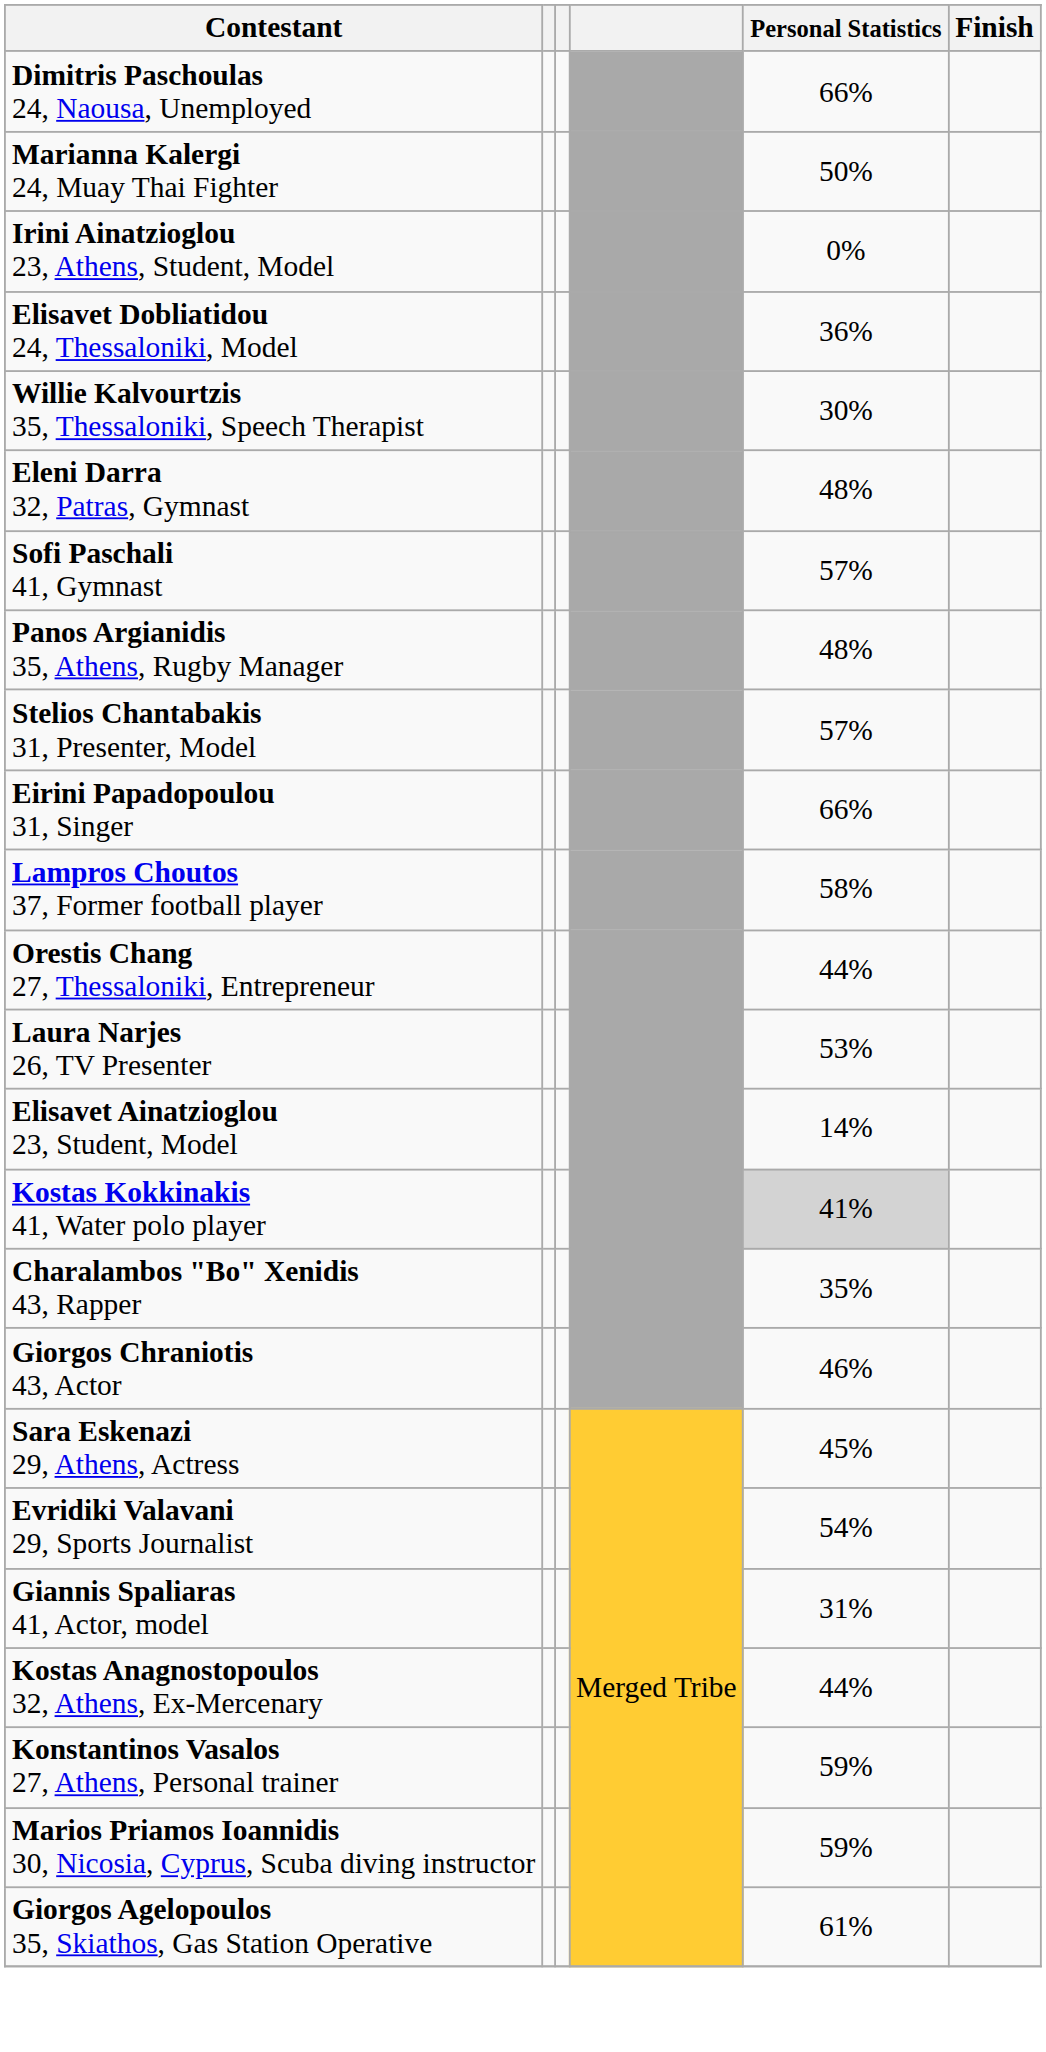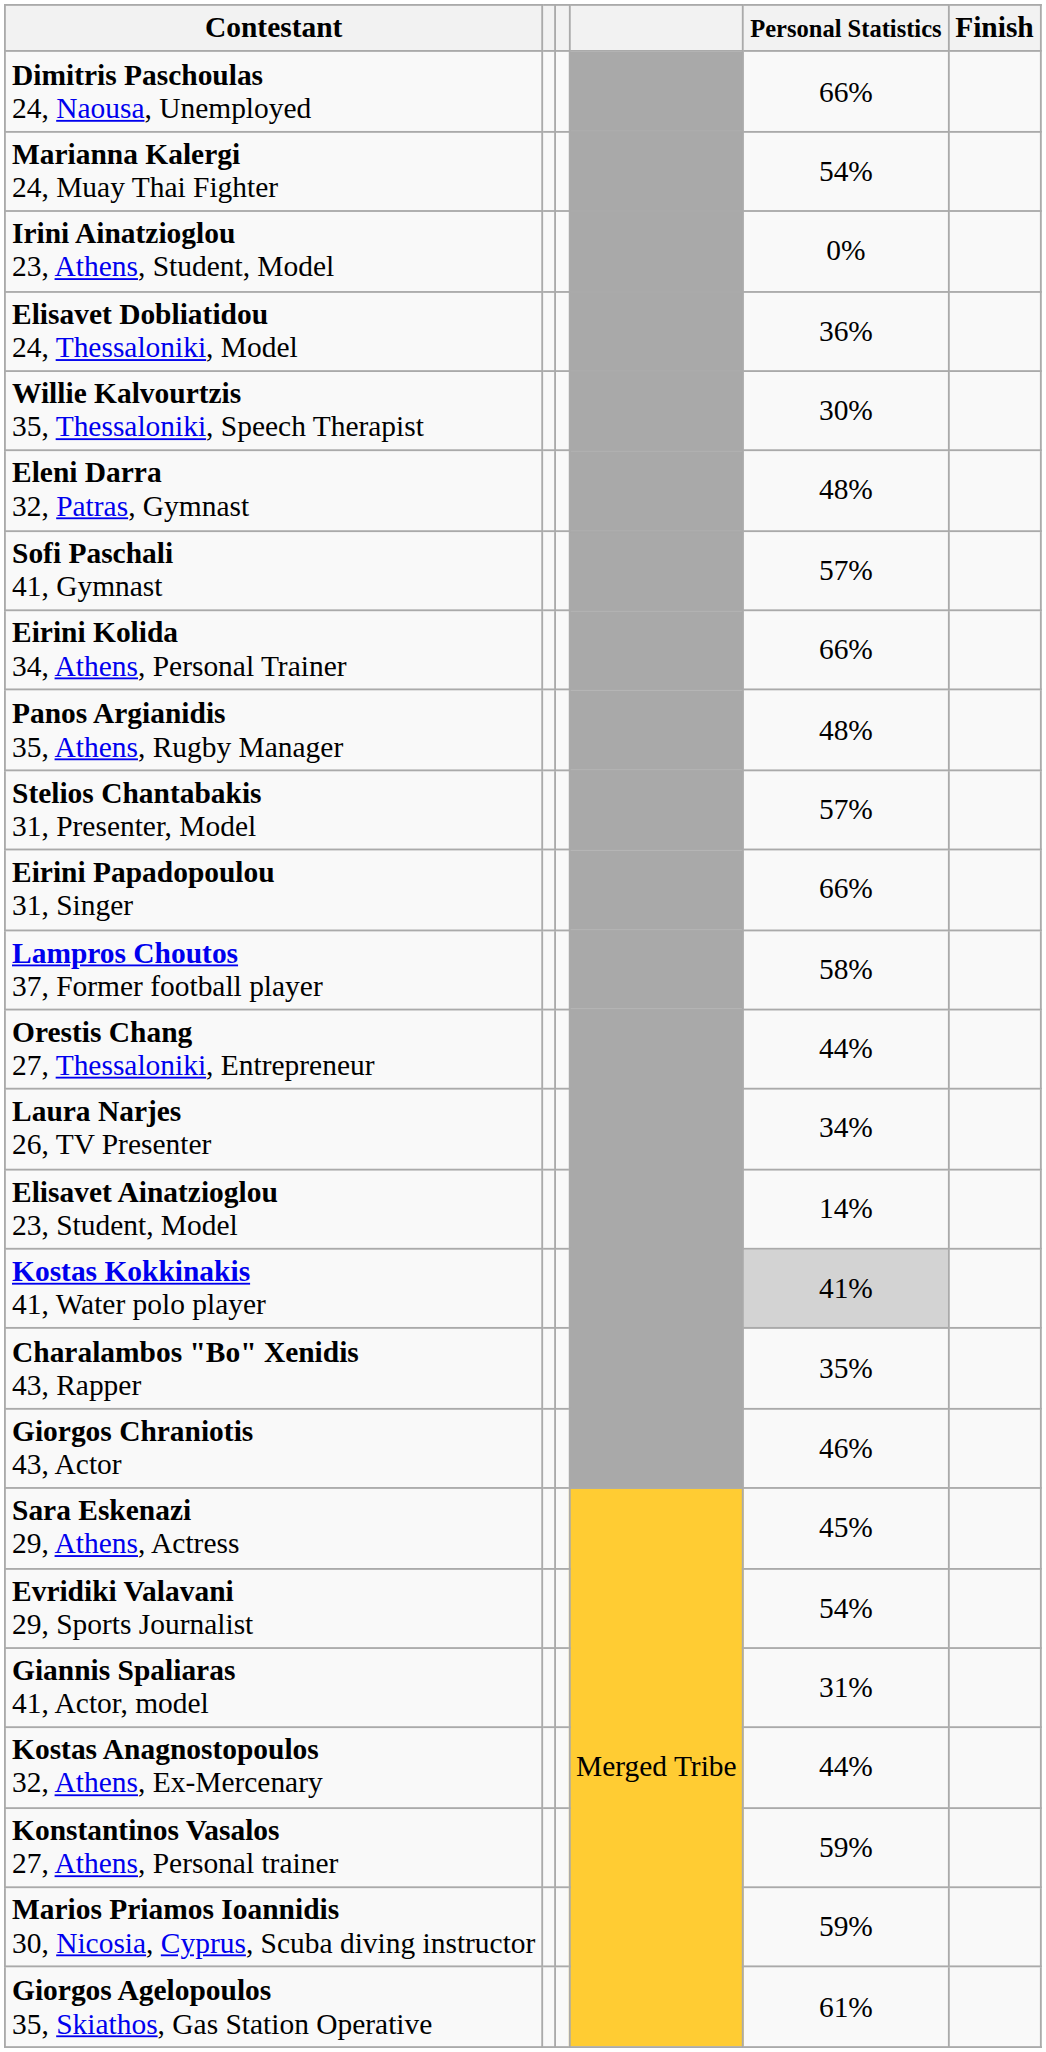(846, 170) 50% -> (846, 170) 54%
+ row: (179, 649)
(846, 1048) 53% -> (846, 1128) 34%
